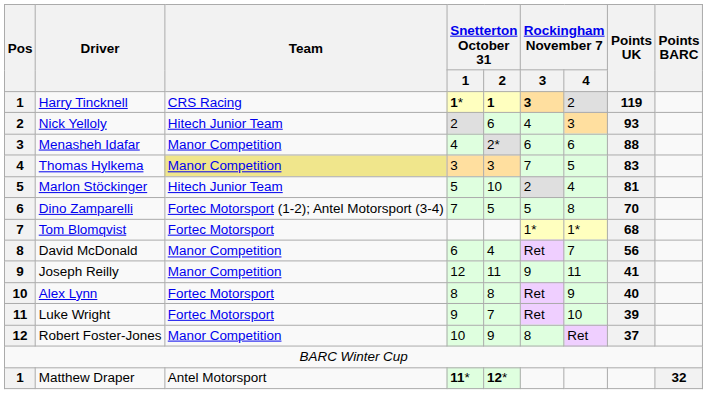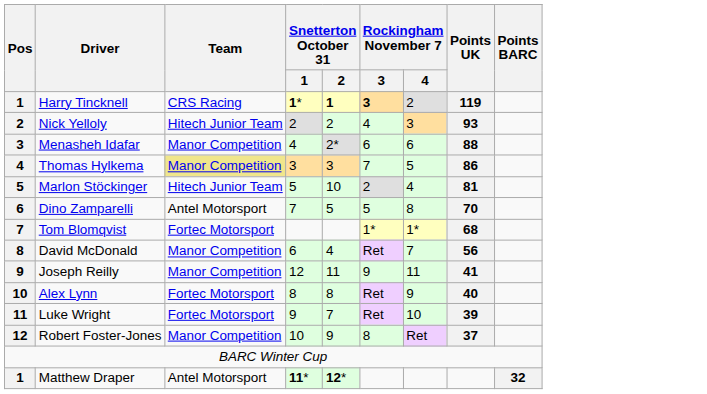(491, 123) 6 -> (330, 123) 2
(632, 165) 83 -> (470, 165) 86
(306, 208) Fortec Motorsport (1-2); Antel Motorsport (3-4) -> (217, 208) Antel Motorsport
